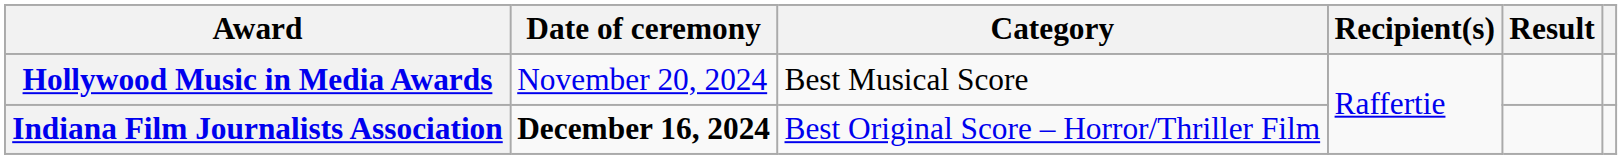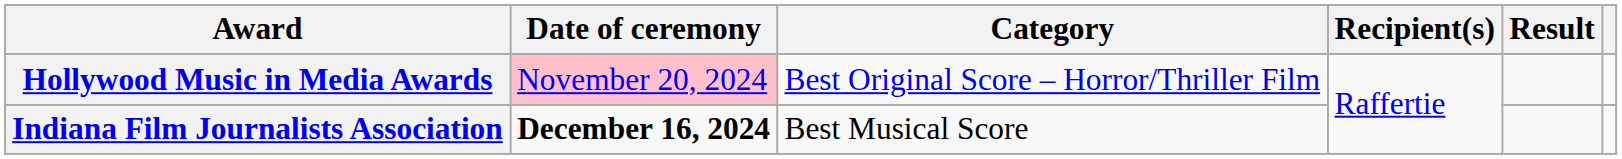(642, 79) no background -> (642, 79) pink background
(906, 79) Best Musical Score -> (1052, 79) Best Original Score – Horror/Thriller Film
(1052, 128) Best Original Score – Horror/Thriller Film -> (906, 128) Best Musical Score
